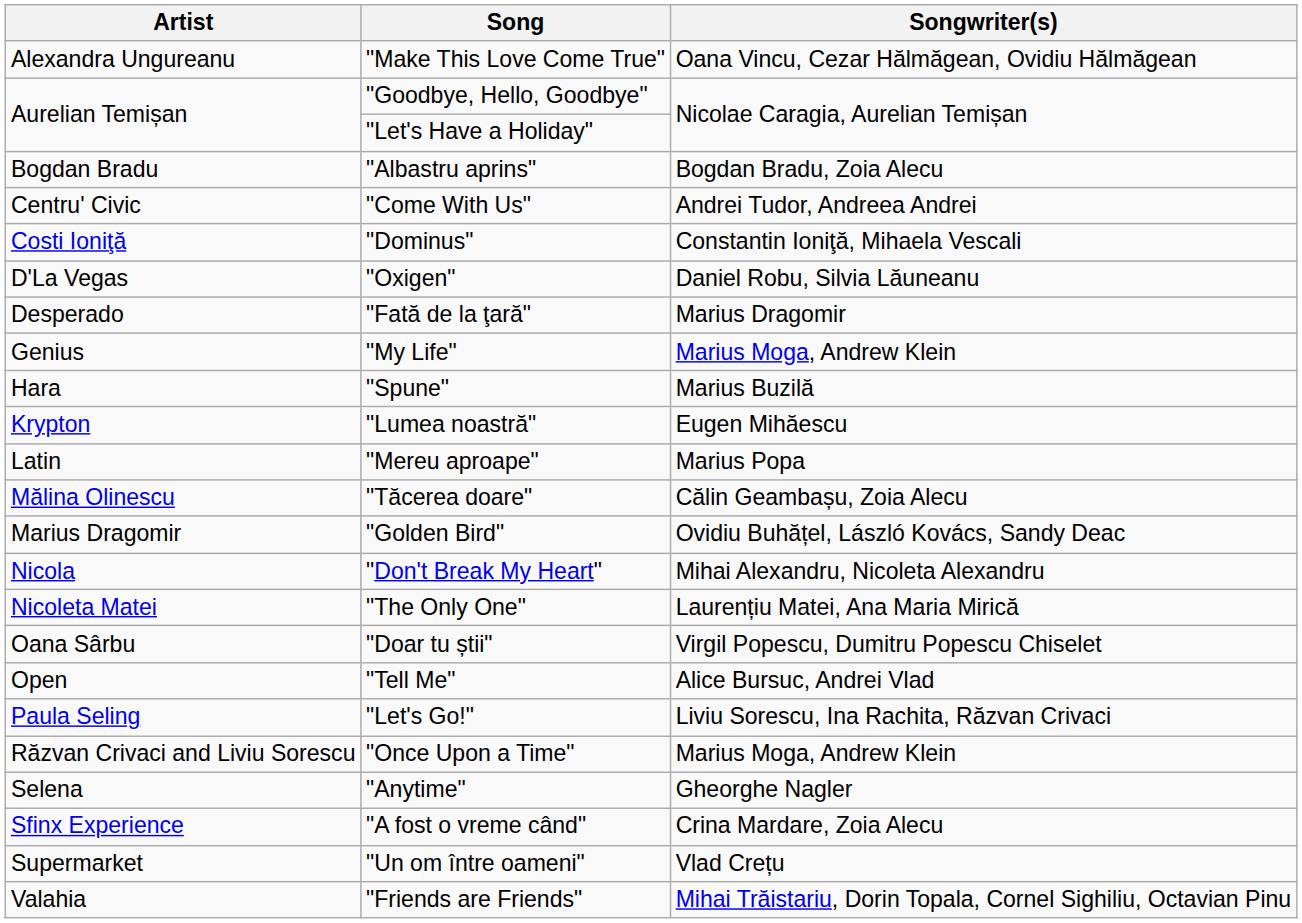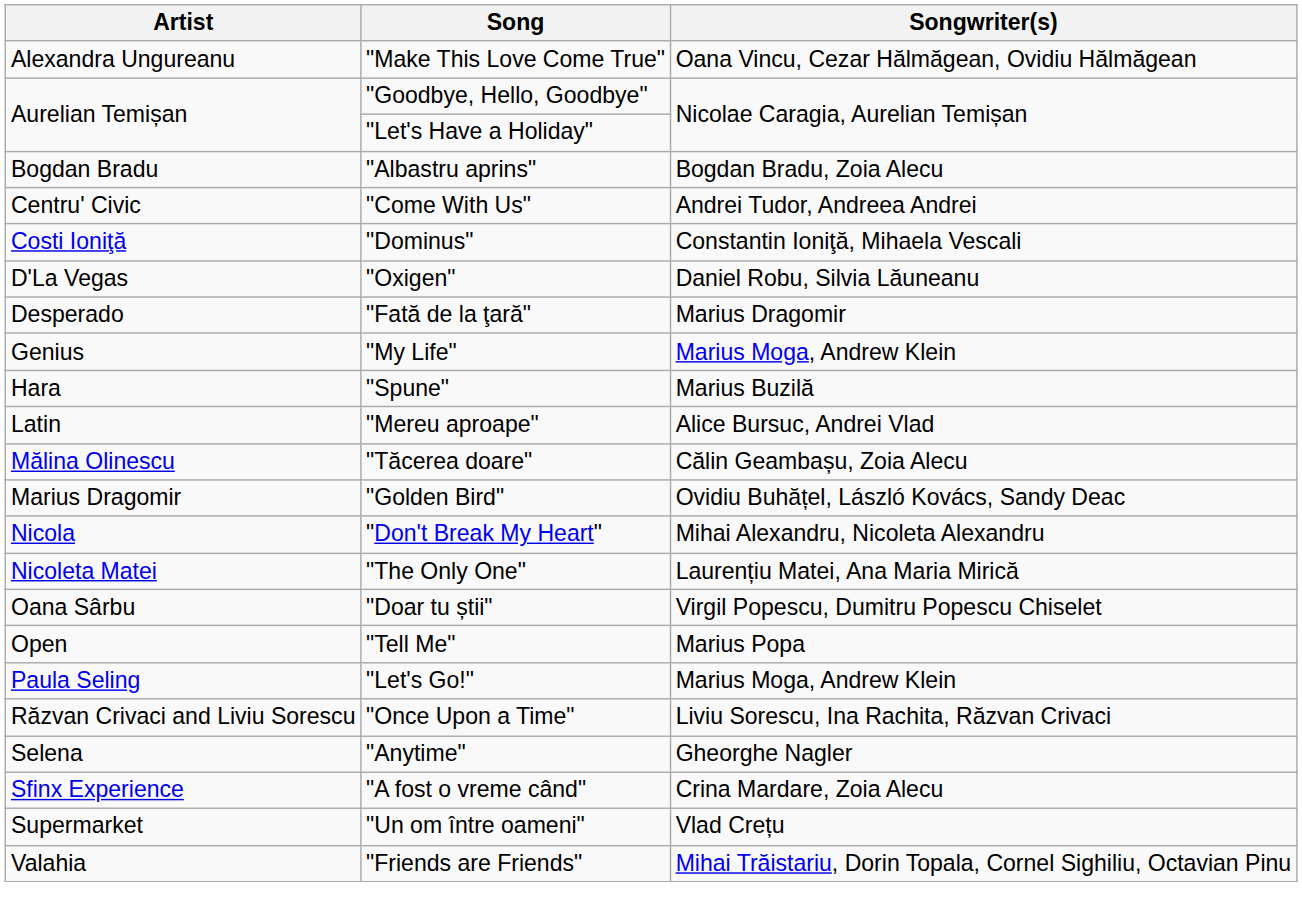- row: (451, 424)
(740, 461) Marius Popa -> (805, 424) Alice Bursuc, Andrei Vlad
(805, 680) Alice Bursuc, Andrei Vlad -> (740, 643) Marius Popa
(893, 717) Liviu Sorescu, Ina Rachita, Răzvan Crivaci -> (816, 680) Marius Moga, Andrew Klein
(816, 753) Marius Moga, Andrew Klein -> (893, 717) Liviu Sorescu, Ina Rachita, Răzvan Crivaci
